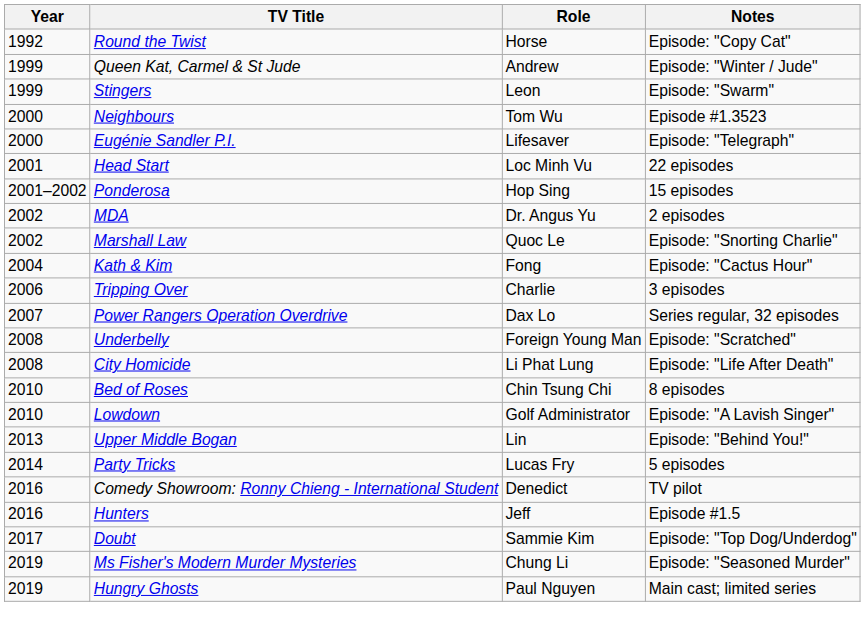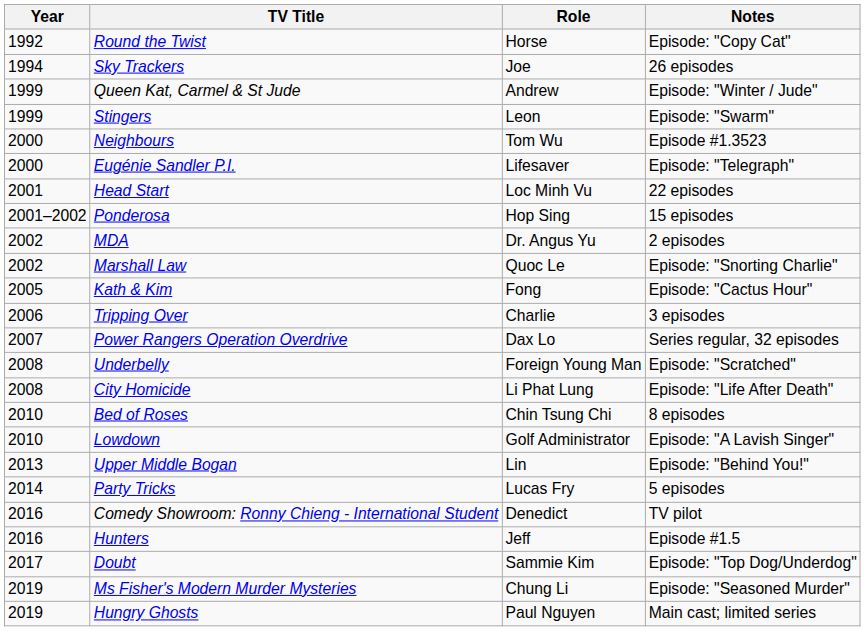+ row: (139, 66)
(26, 265) 2004 -> (26, 290) 2005
